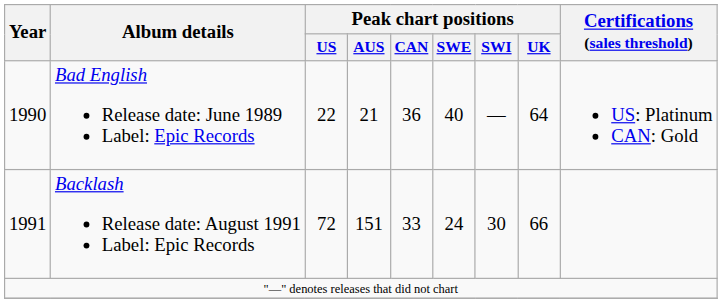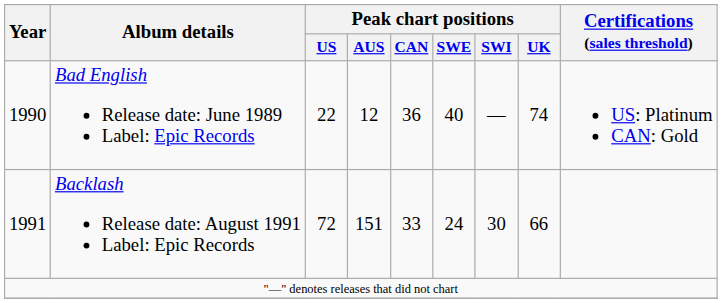(369, 114) 21 -> (369, 114) 12
(539, 114) 64 -> (539, 114) 74
